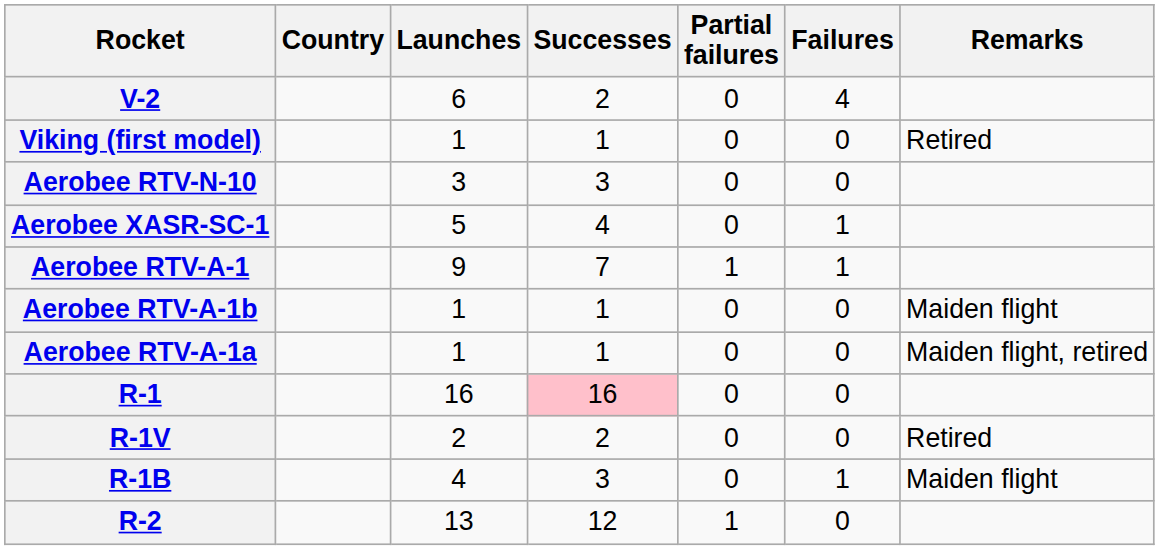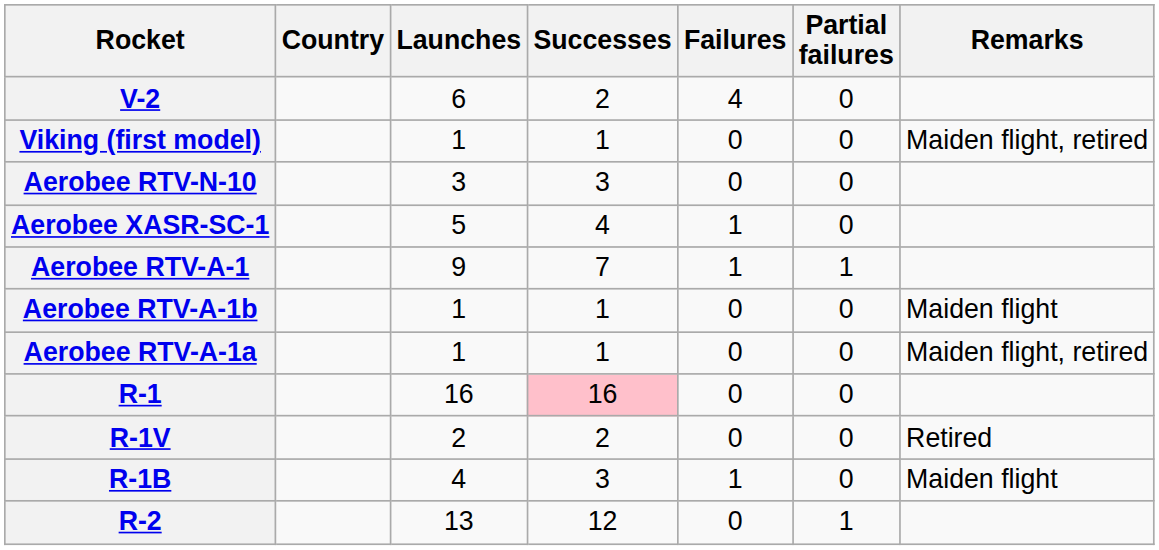columns swapped: (843, 40) <-> (731, 40)
(949, 140) Retired -> (1027, 140) Maiden flight, retired
